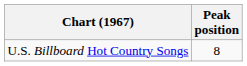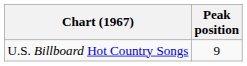(217, 50) 8 -> (217, 50) 9
